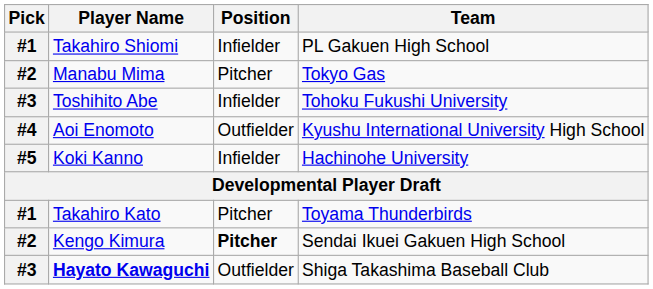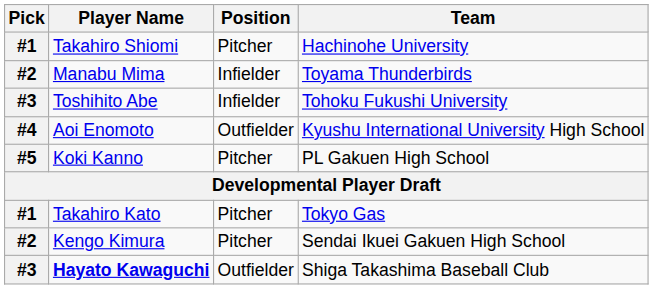(249, 46) Infielder -> (245, 46) Pitcher
(396, 46) PL Gakuen High School -> (385, 46) Hachinohe University
(245, 74) Pitcher -> (249, 74) Infielder
(344, 74) Tokyo Gas -> (387, 74) Toyama Thunderbirds
(249, 158) Infielder -> (245, 158) Pitcher
(385, 158) Hachinohe University -> (396, 158) PL Gakuen High School
(387, 213) Toyama Thunderbirds -> (344, 213) Tokyo Gas
(247, 241) bold -> (245, 241) normal
